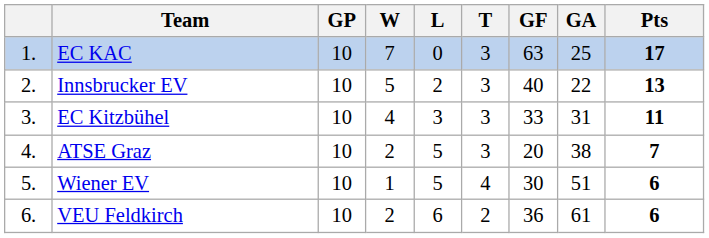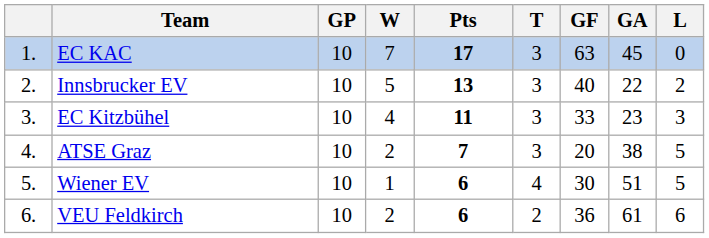columns swapped: (438, 20) <-> (654, 20)
(581, 53) 25 -> (632, 53) 45
(581, 118) 31 -> (632, 118) 23
